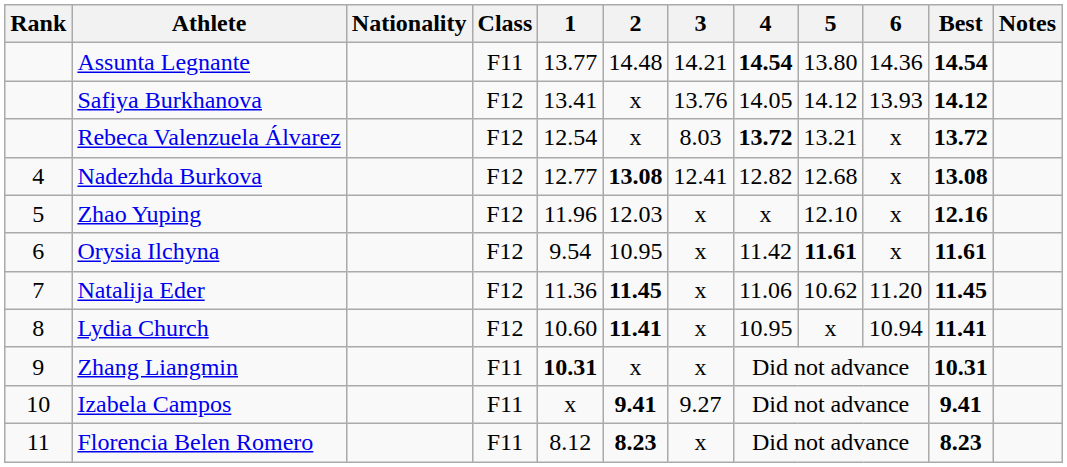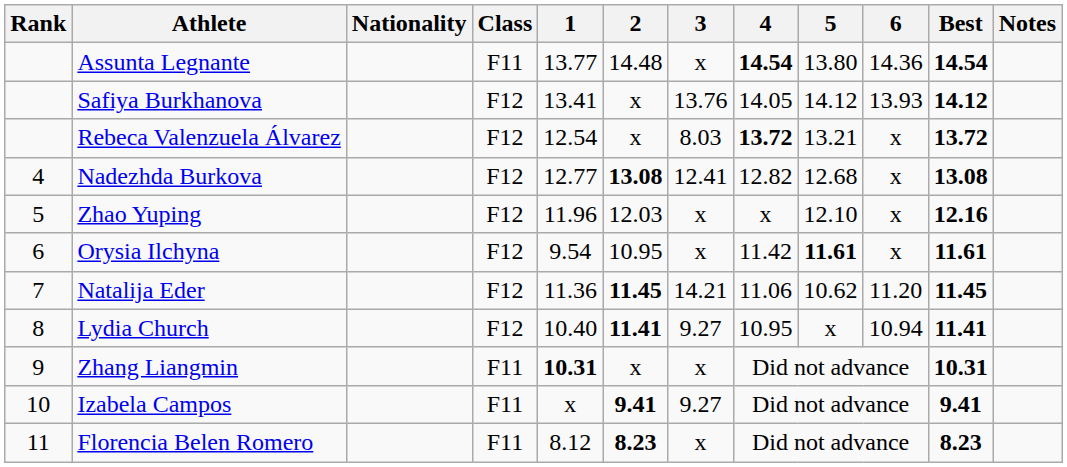(700, 61) 14.21 -> (700, 61) x
(700, 289) x -> (700, 289) 14.21
(570, 328) 10.60 -> (570, 328) 10.40
(700, 328) x -> (700, 328) 9.27
